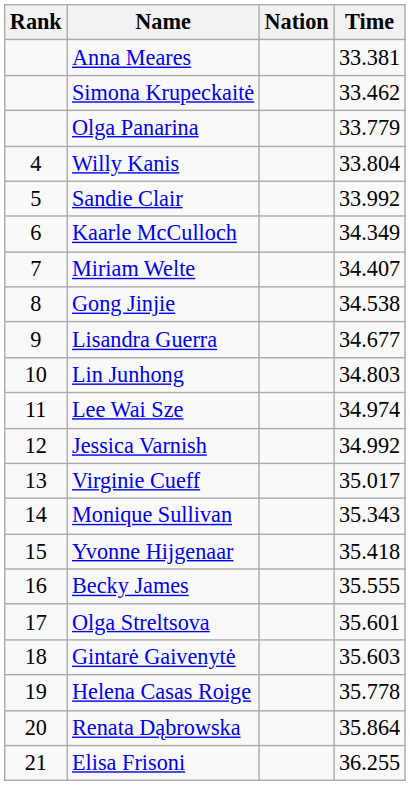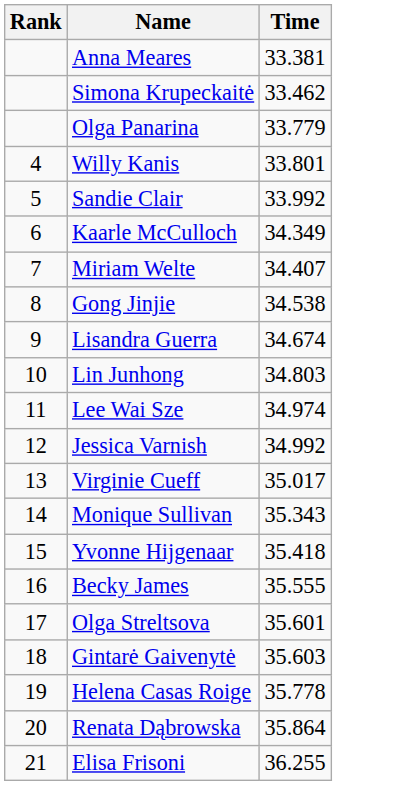- column: (297, 22)
(370, 163) 33.804 -> (295, 163) 33.801
(370, 339) 34.677 -> (295, 339) 34.674
